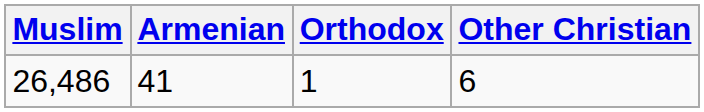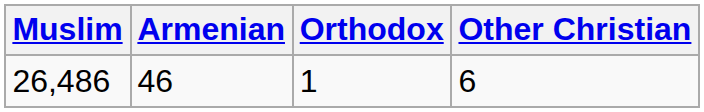(155, 80) 41 -> (155, 80) 46
